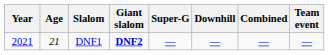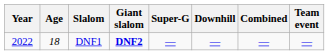(22, 41) 2021 -> (22, 41) 2022
(54, 41) 21 -> (54, 41) 18
